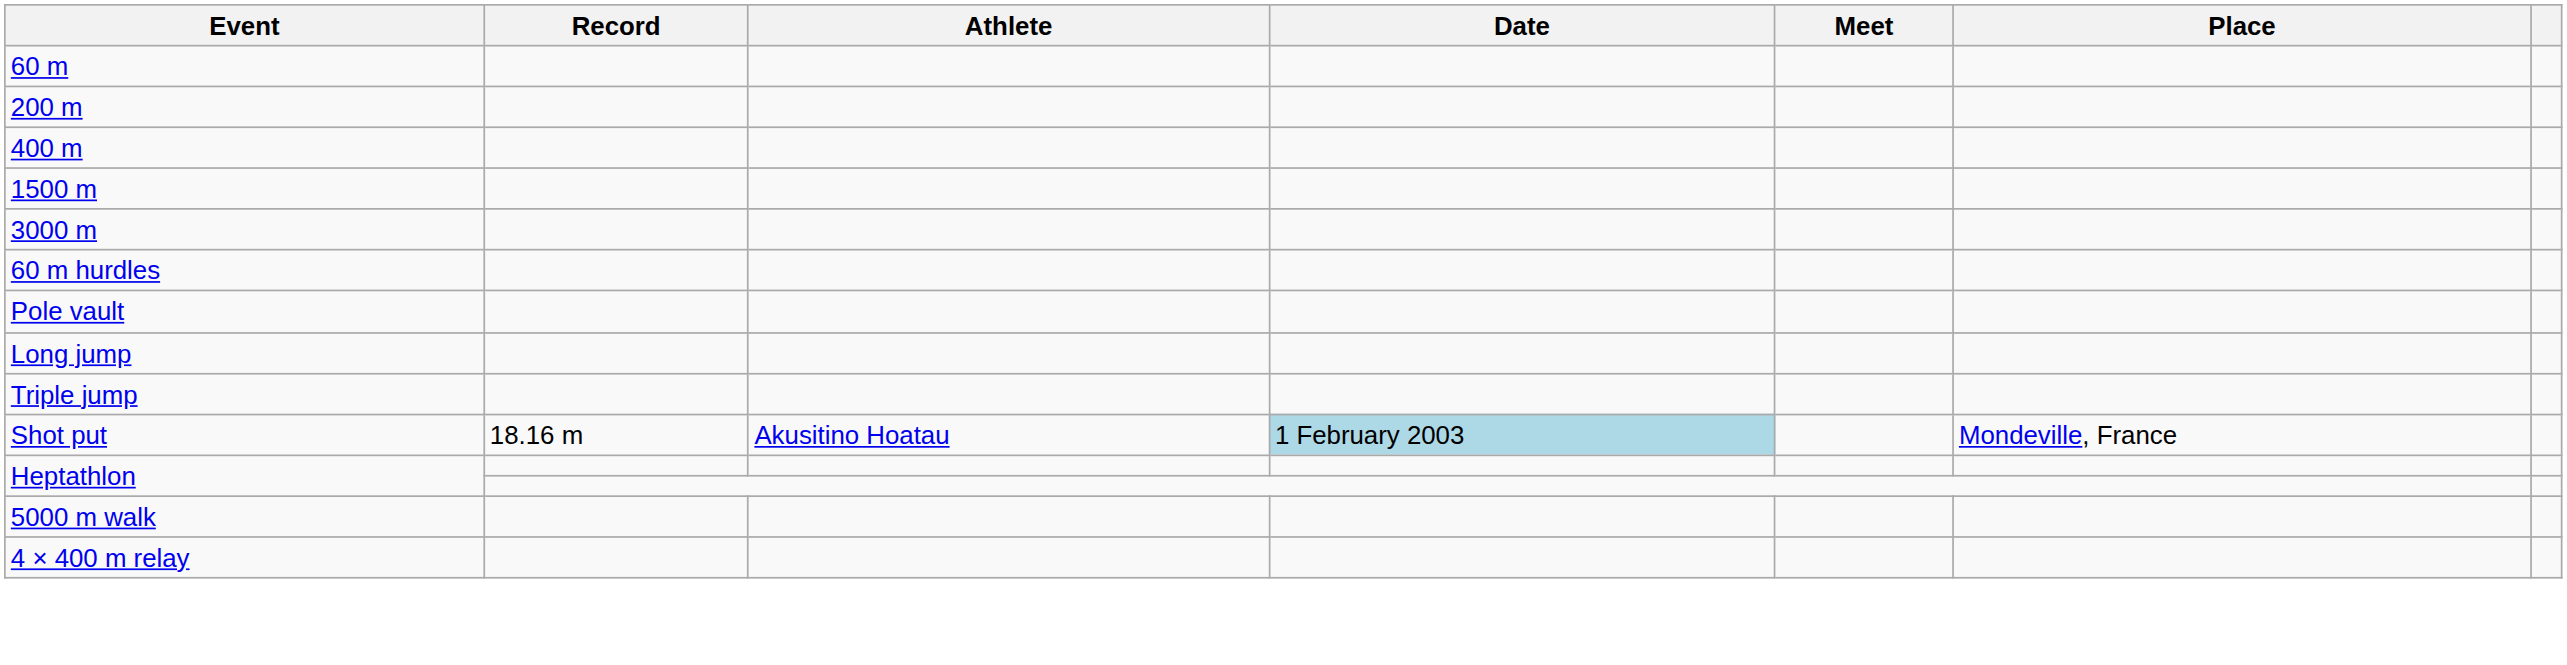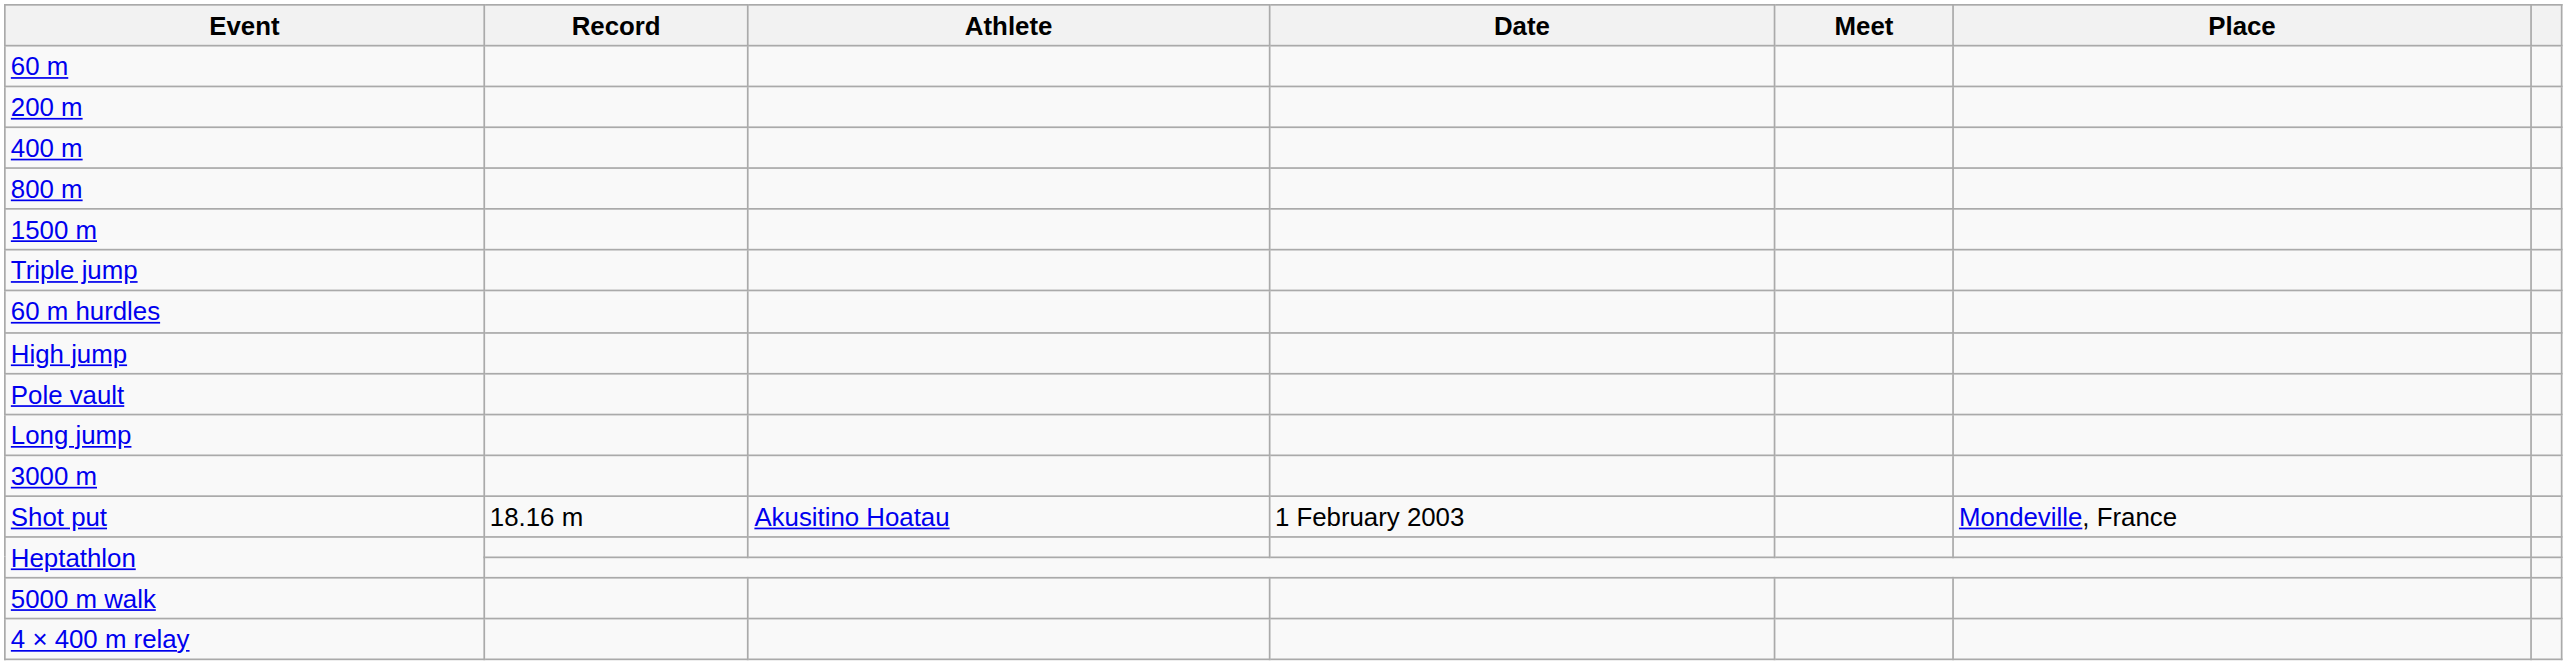+ row: (47, 189)
rows swapped: (54, 230) <-> (74, 394)
+ row: (69, 353)
(1370, 435) lightblue background -> (1370, 516) no background
